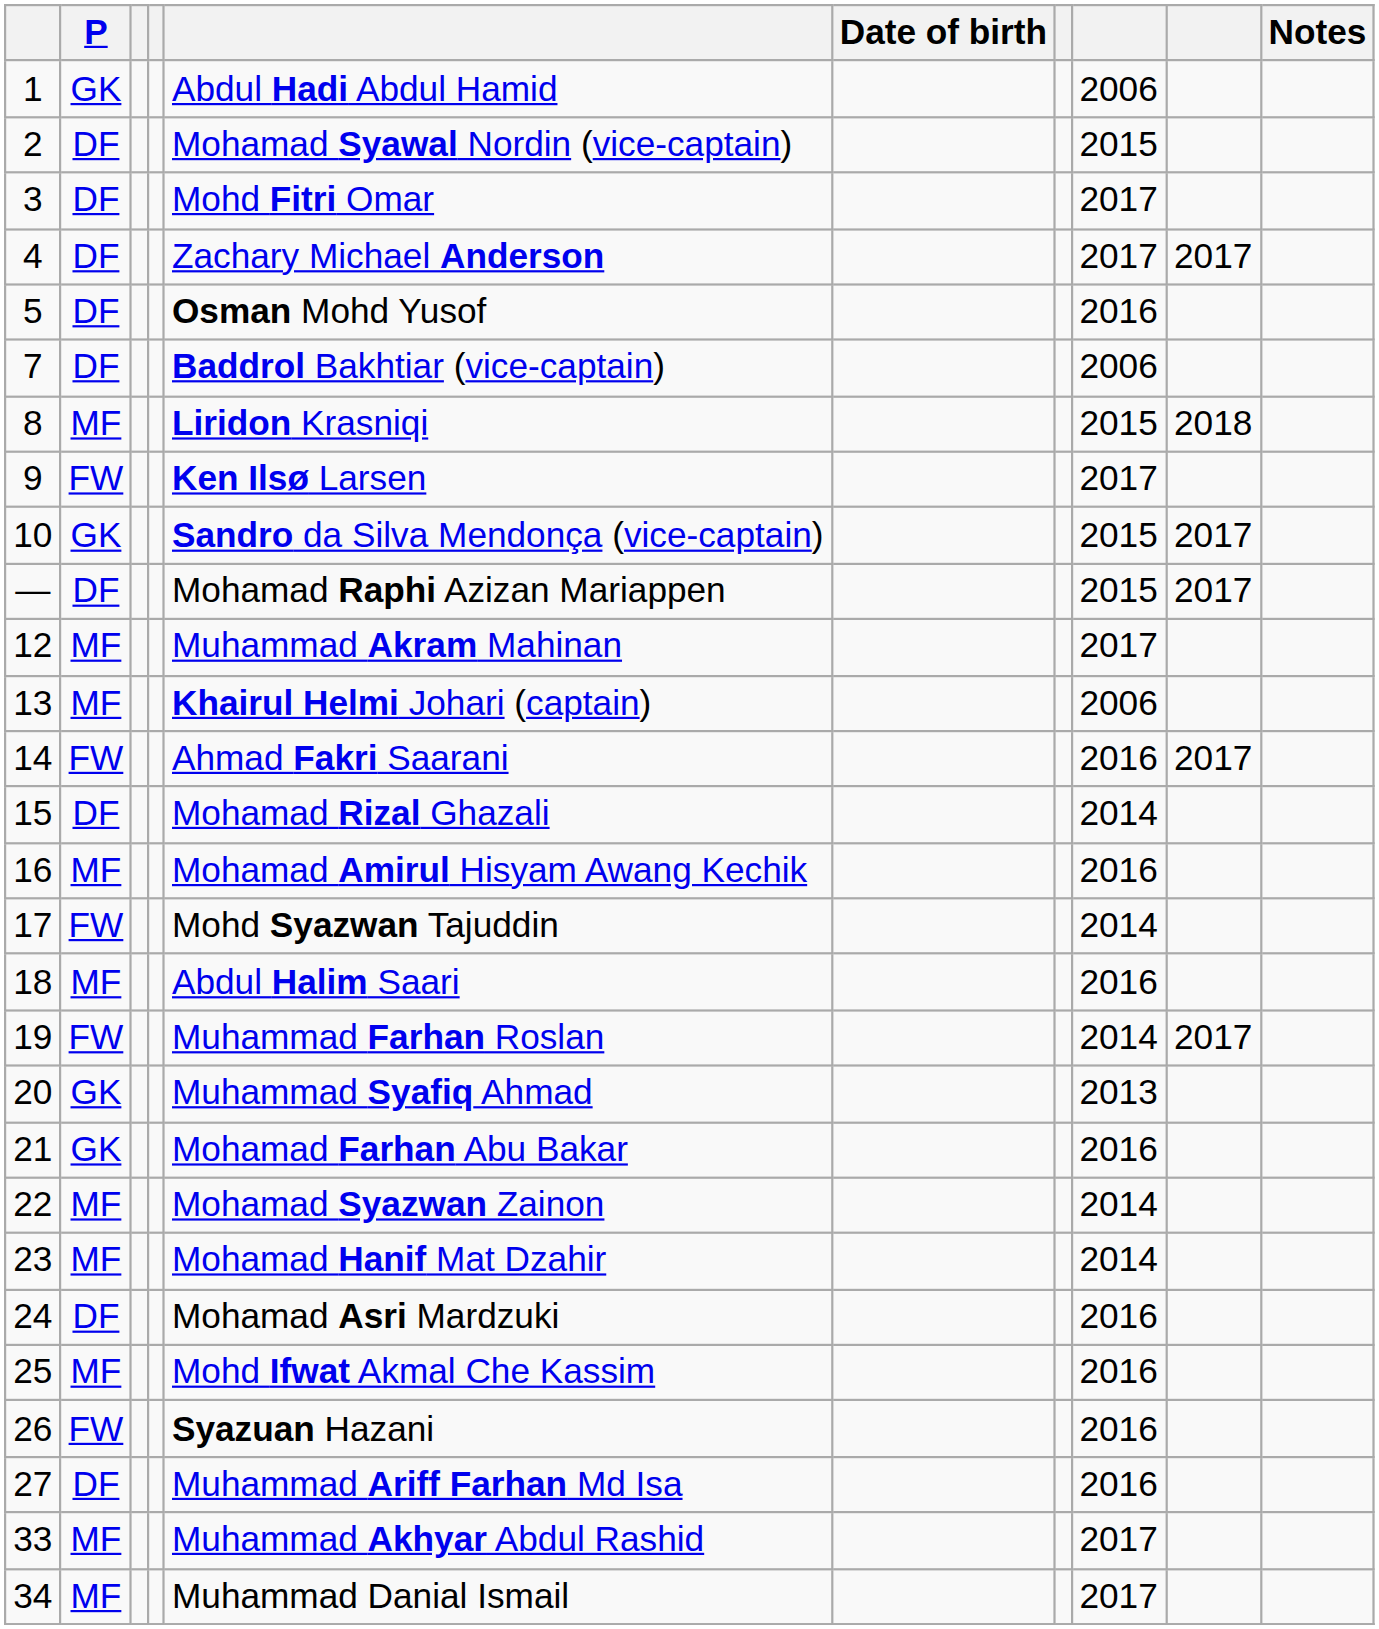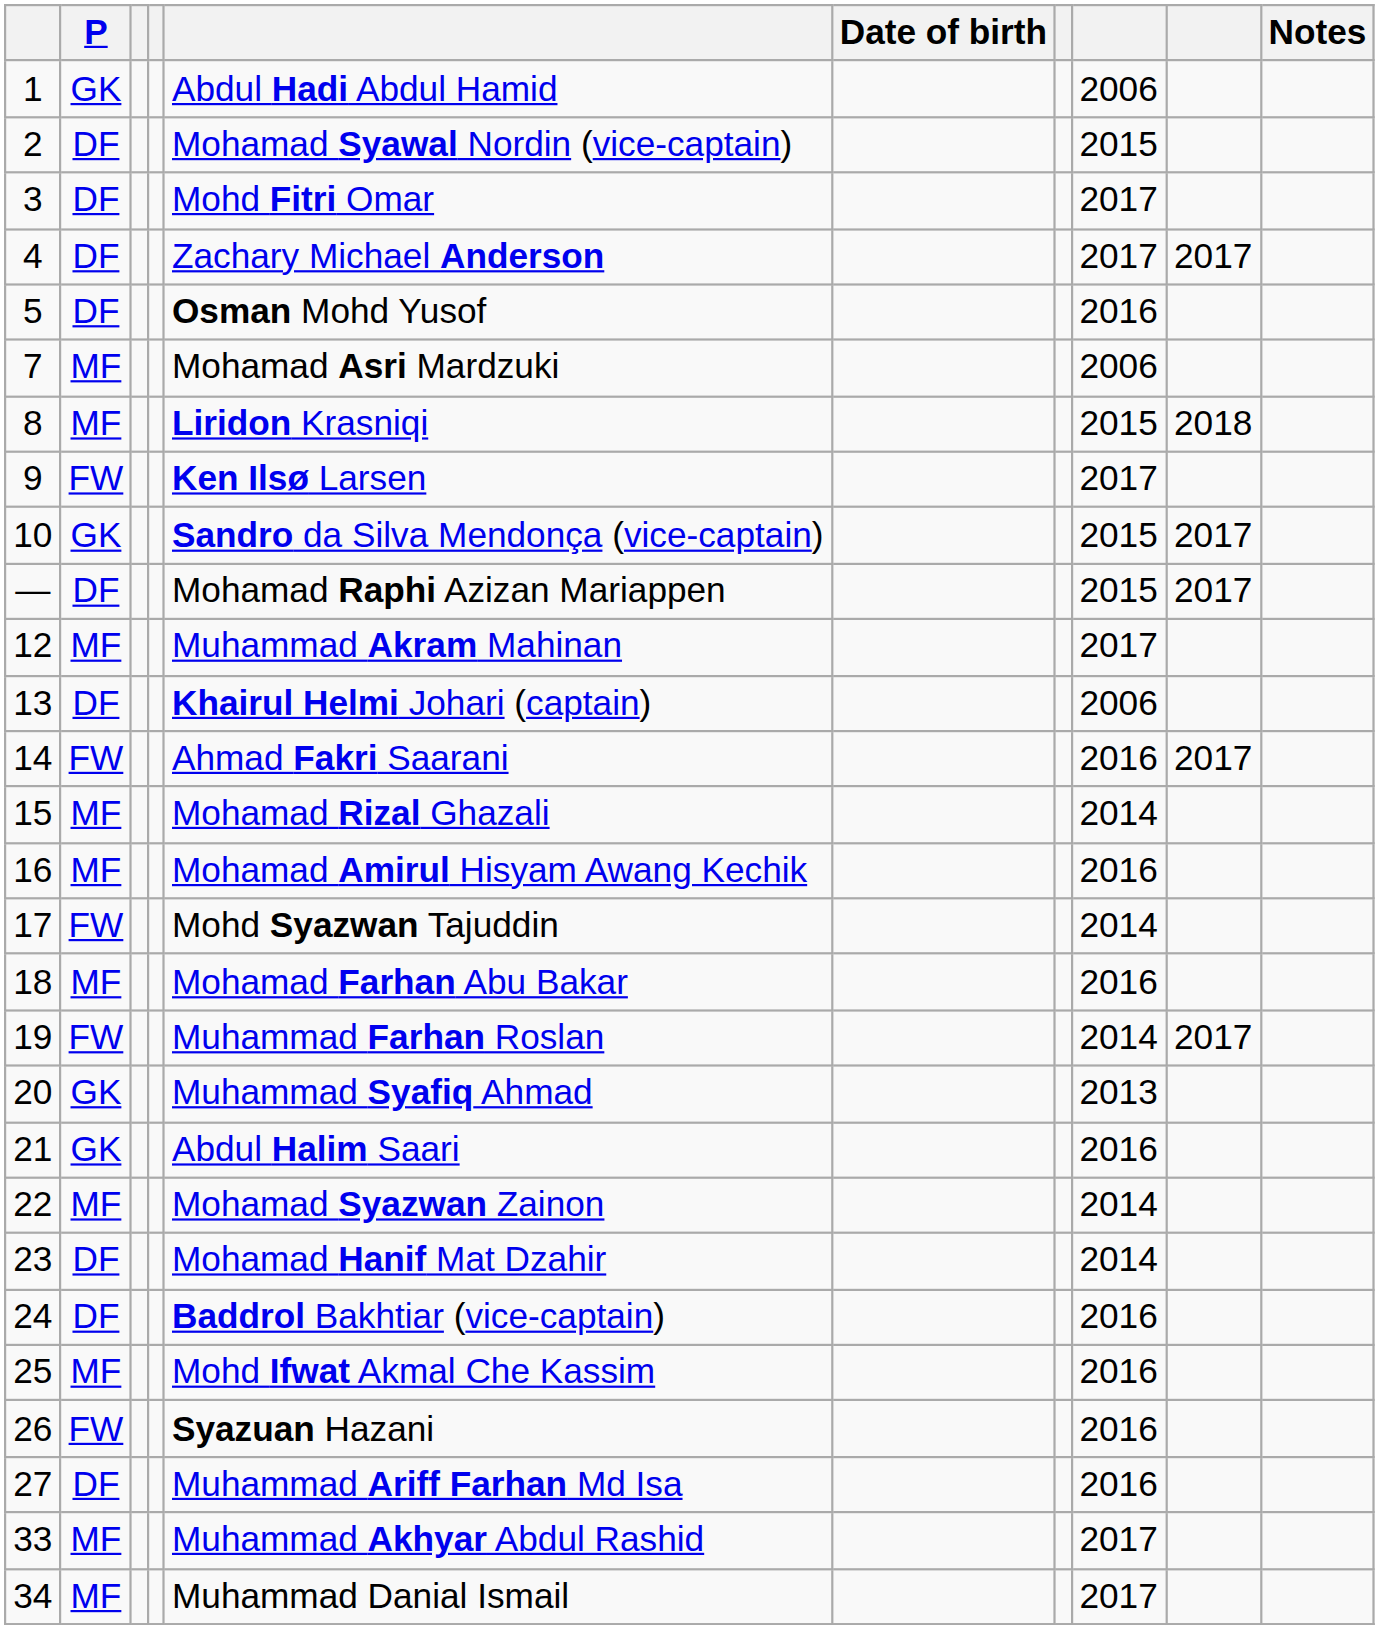(96, 367) DF -> (96, 367) MF
(418, 367) Baddrol Bakhtiar (vice-captain) -> (366, 367) Mohamad Asri Mardzuki
(96, 702) MF -> (96, 702) DF
(96, 813) DF -> (96, 813) MF
(316, 981) Abdul Halim Saari -> (400, 981) Mohamad Farhan Abu Bakar
(400, 1148) Mohamad Farhan Abu Bakar -> (316, 1148) Abdul Halim Saari
(96, 1260) MF -> (96, 1260) DF
(366, 1316) Mohamad Asri Mardzuki -> (418, 1316) Baddrol Bakhtiar (vice-captain)
